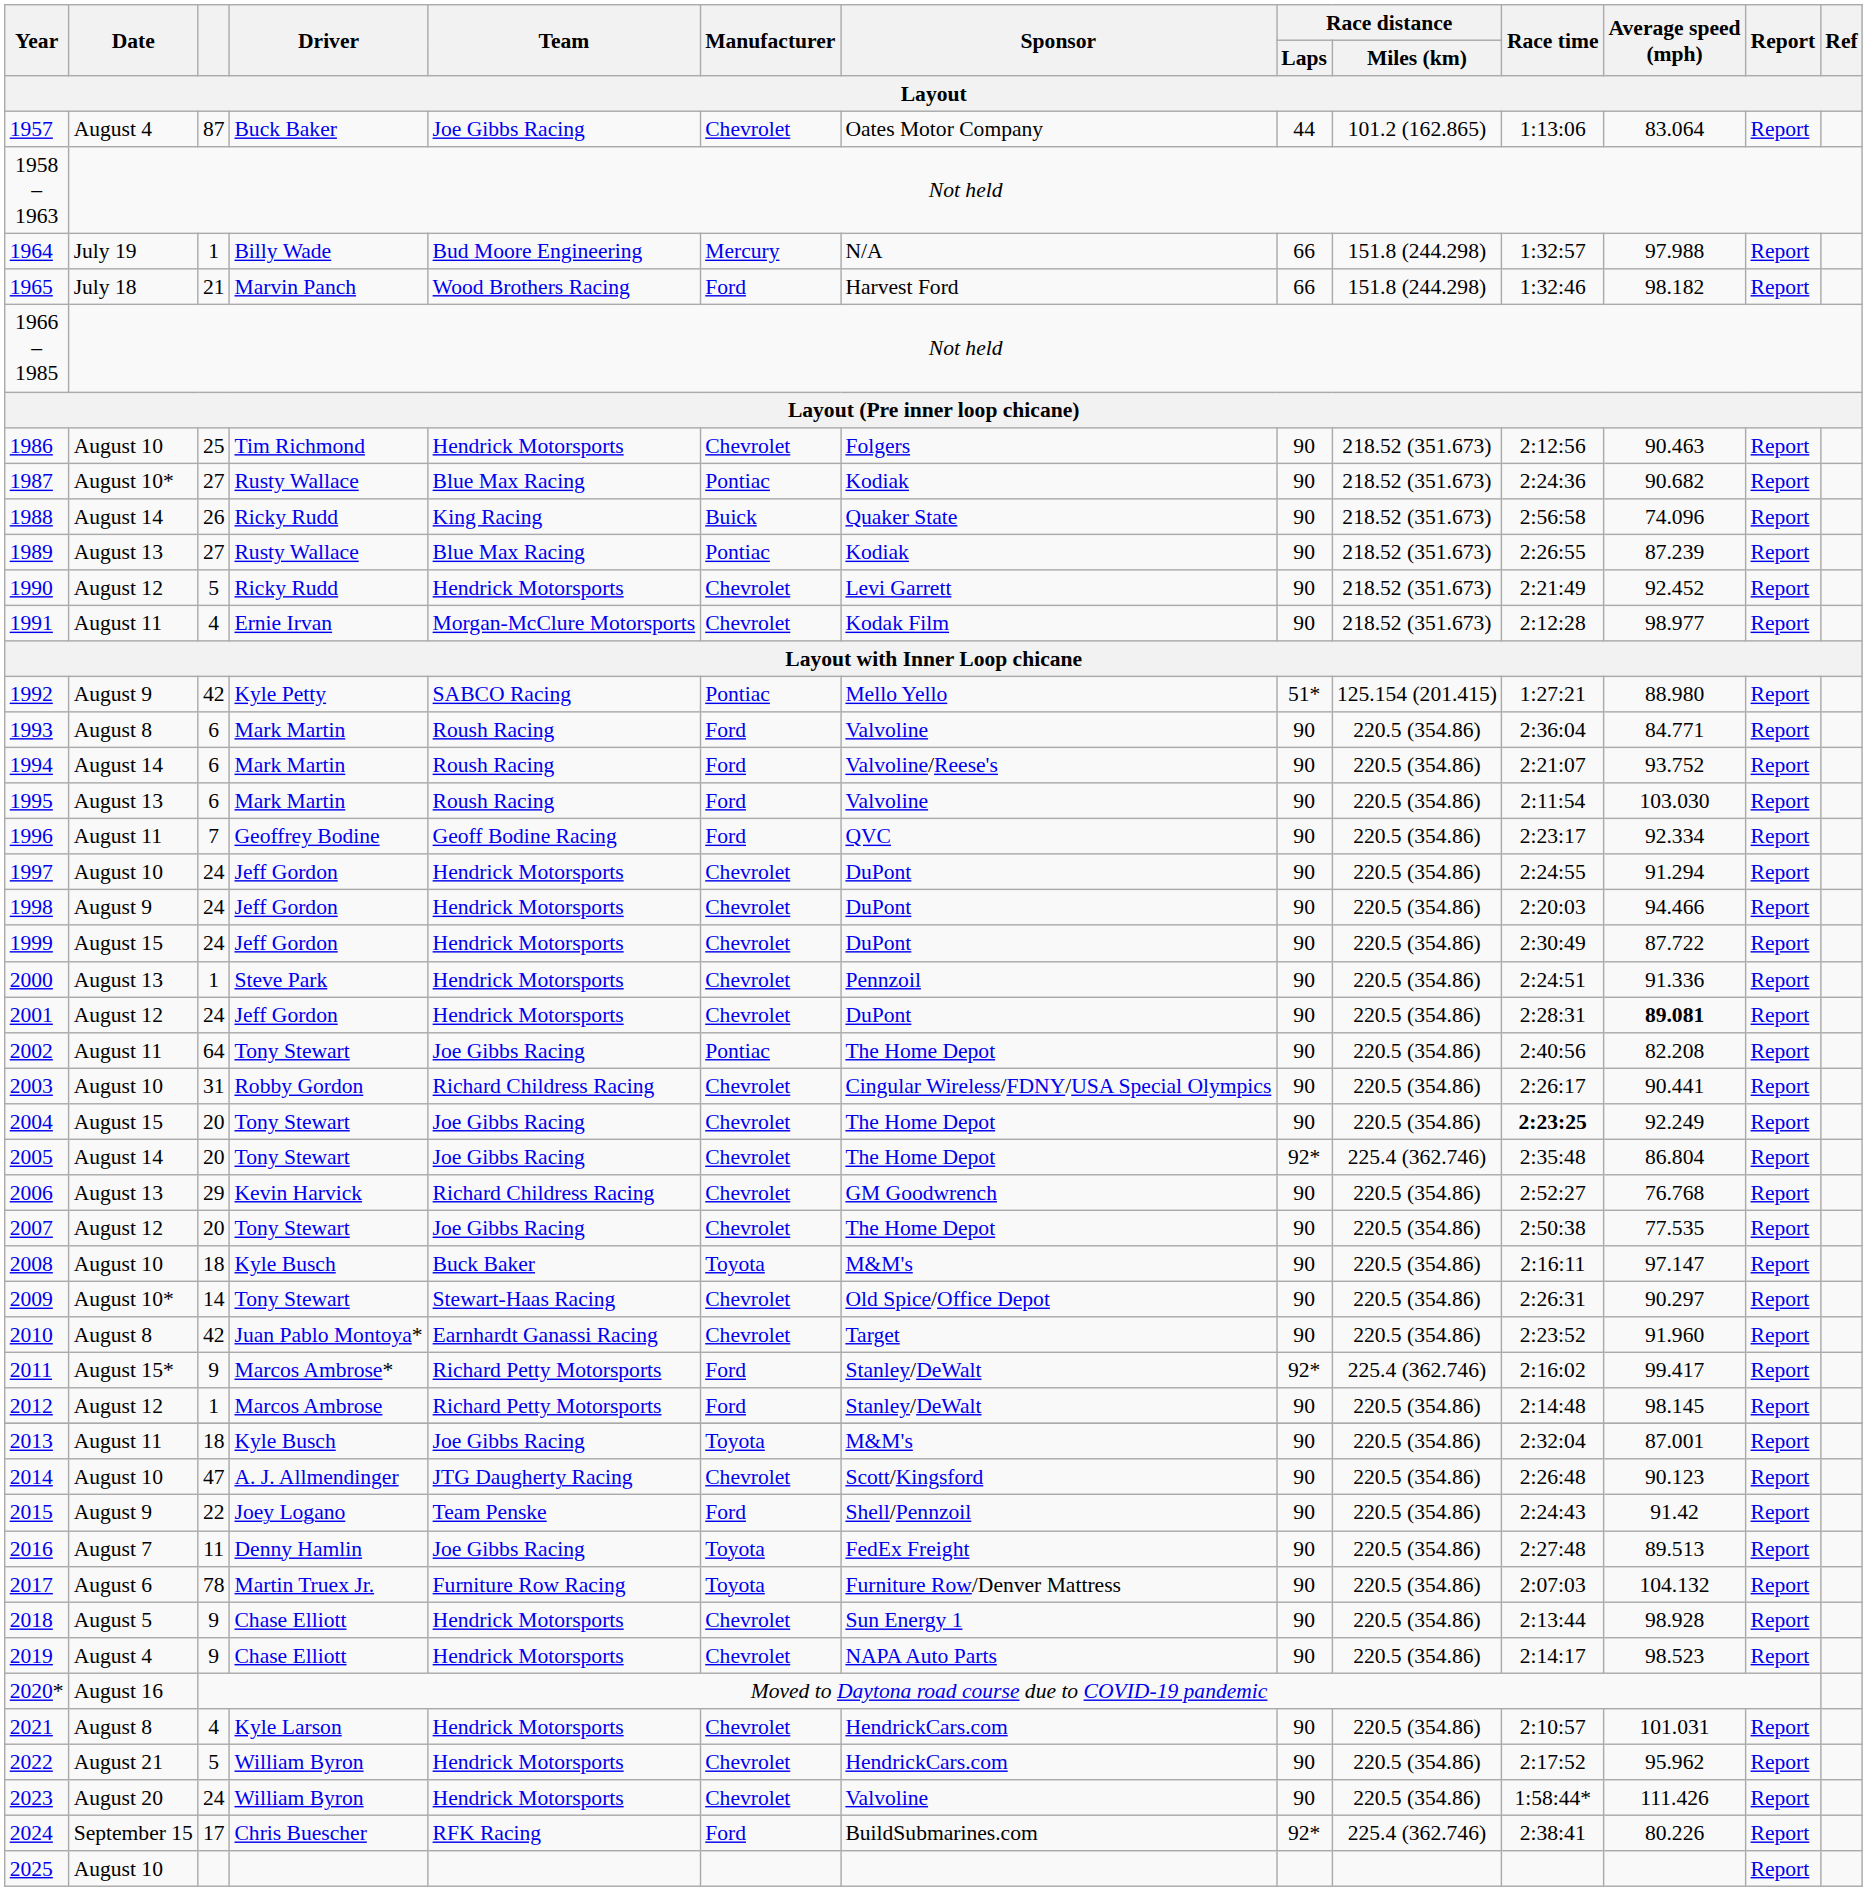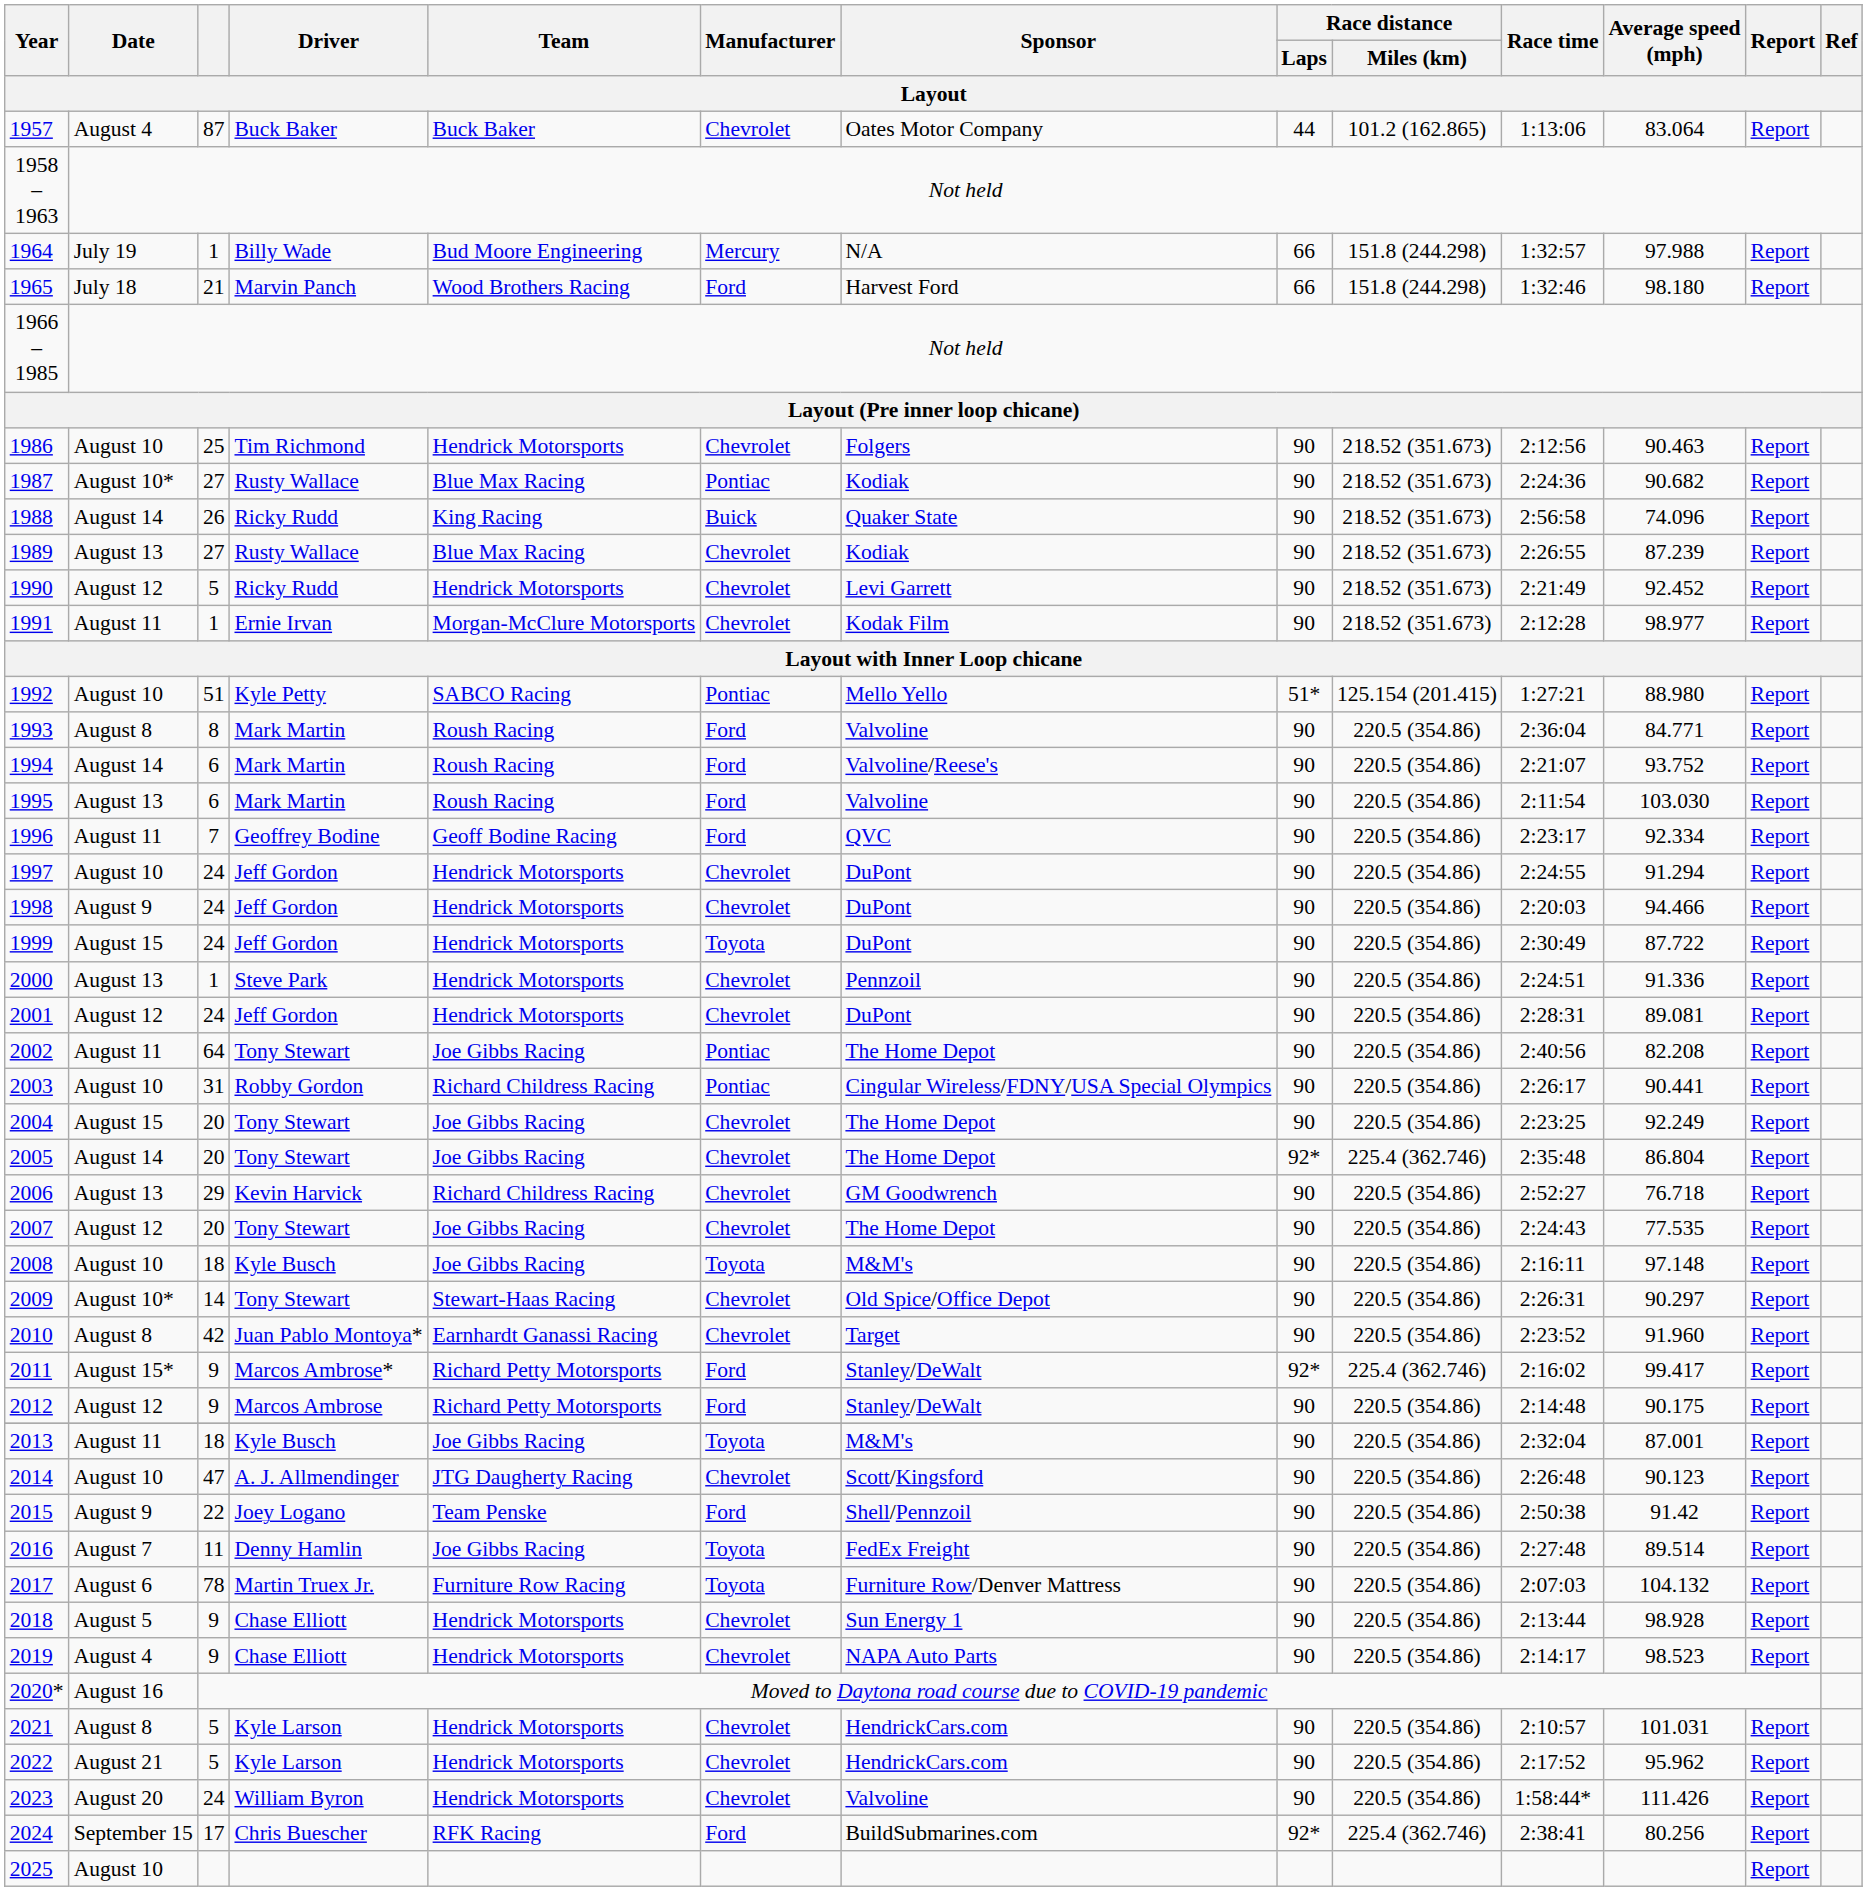(509, 129) Joe Gibbs Racing -> (484, 129) Buck Baker
(1675, 287) 98.182 -> (1675, 287) 98.180
(738, 551) Pontiac -> (748, 551) Chevrolet
(214, 622) 4 -> (214, 622) 1
(113, 694) August 9 -> (118, 694) August 10
(214, 694) 42 -> (214, 694) 51
(214, 729) 6 -> (214, 729) 8
(748, 943) Chevrolet -> (735, 943) Toyota
(1675, 1014) bold -> (1675, 1014) normal
(748, 1085) Chevrolet -> (738, 1085) Pontiac
(1553, 1121) bold -> (1553, 1121) normal
(1675, 1192) 76.768 -> (1675, 1192) 76.718
(1553, 1227) 2:50:38 -> (1553, 1227) 2:24:43
(484, 1263) Buck Baker -> (509, 1263) Joe Gibbs Racing
(1675, 1263) 97.147 -> (1675, 1263) 97.148
(214, 1405) 1 -> (214, 1405) 9
(1675, 1405) 98.145 -> (1675, 1405) 90.175
(1553, 1512) 2:24:43 -> (1553, 1512) 2:50:38
(1675, 1548) 89.513 -> (1675, 1548) 89.514
(214, 1726) 4 -> (214, 1726) 5
(299, 1761) William Byron -> (288, 1761) Kyle Larson
(1675, 1832) 80.226 -> (1675, 1832) 80.256
